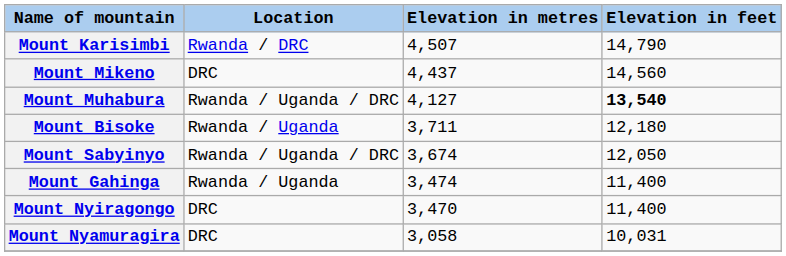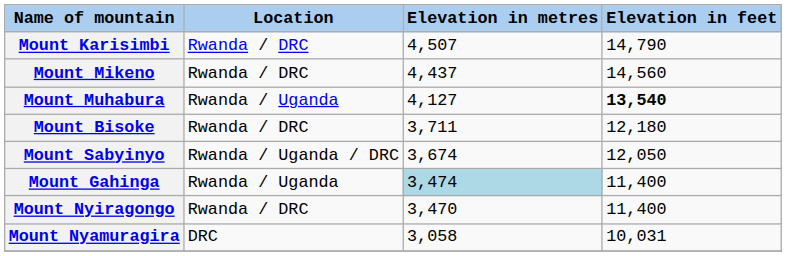(203, 73) DRC -> (248, 73) Rwanda / DRC
(293, 100) Rwanda / Uganda / DRC -> (263, 100) Rwanda / Uganda
(263, 128) Rwanda / Uganda -> (248, 128) Rwanda / DRC
(432, 182) no background -> (432, 182) lightblue background
(203, 210) DRC -> (248, 210) Rwanda / DRC
